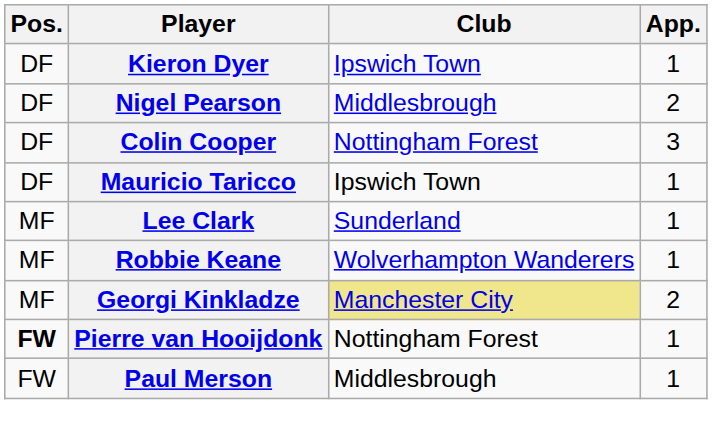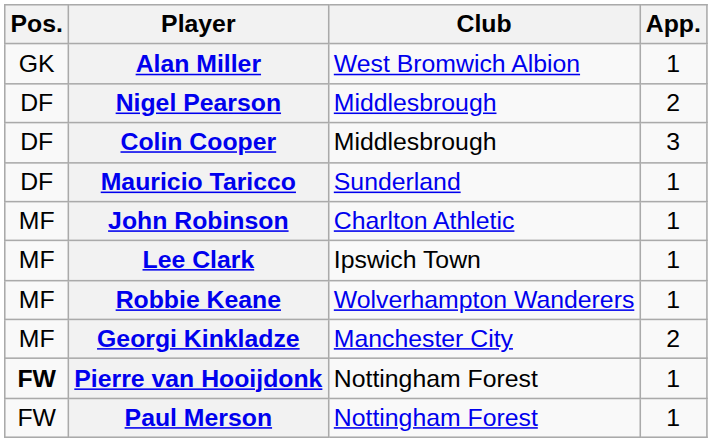+ row: (198, 63)
- row: (198, 63)
(436, 142) Nottingham Forest -> (415, 142) Middlesbrough
(407, 181) Ipswich Town -> (397, 181) Sunderland
+ row: (198, 220)
(397, 220) Sunderland -> (407, 260) Ipswich Town
(423, 299) khaki background -> (423, 338) no background
(415, 378) Middlesbrough -> (436, 417) Nottingham Forest
